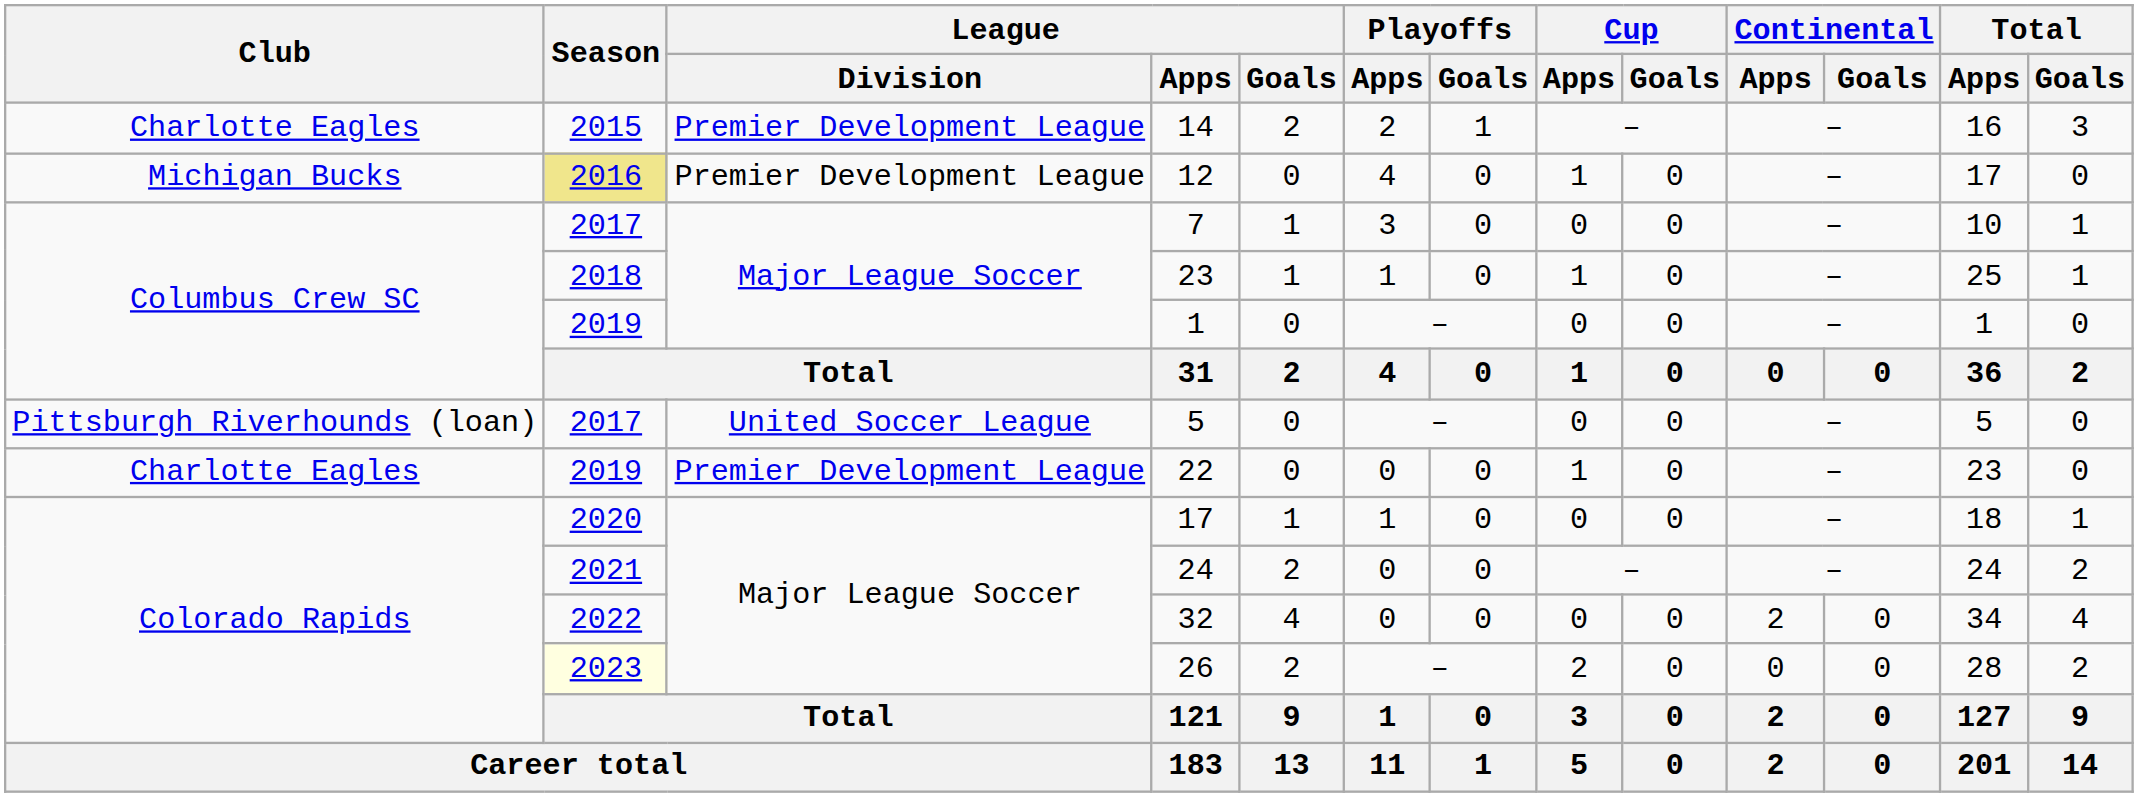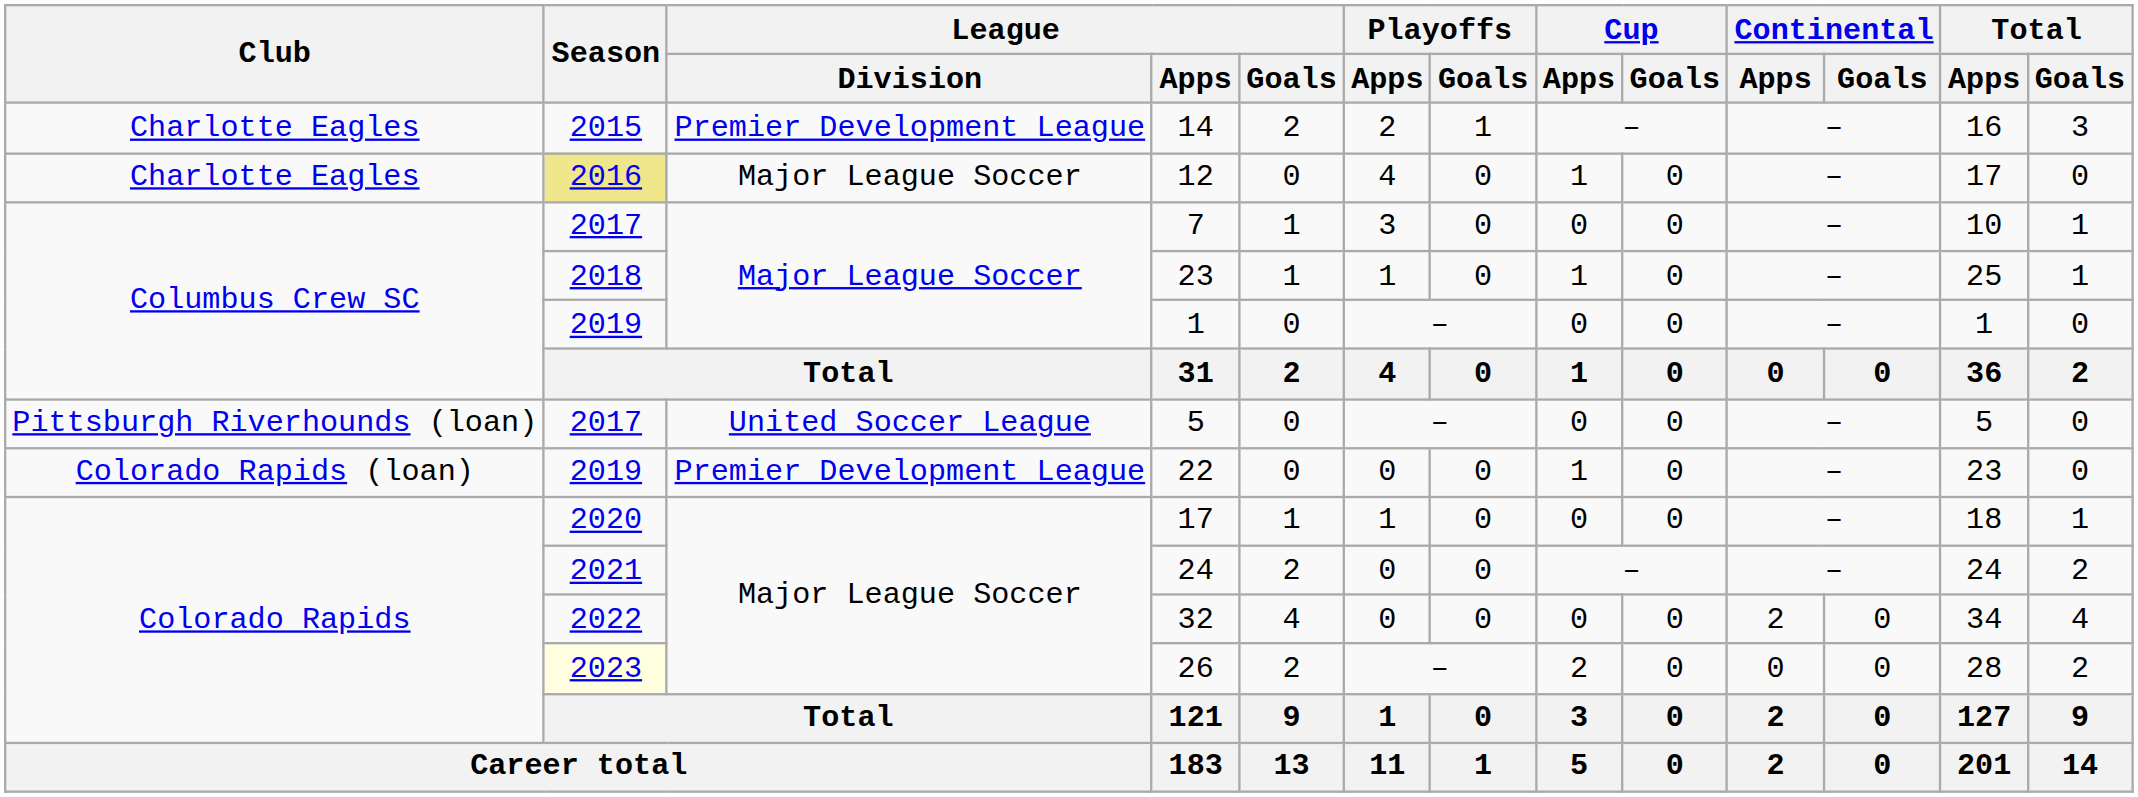(275, 177) Michigan Bucks -> (275, 177) Charlotte Eagles
(910, 177) Premier Development League -> (910, 177) Major League Soccer
(275, 472) Charlotte Eagles -> (275, 472) Colorado Rapids (loan)
